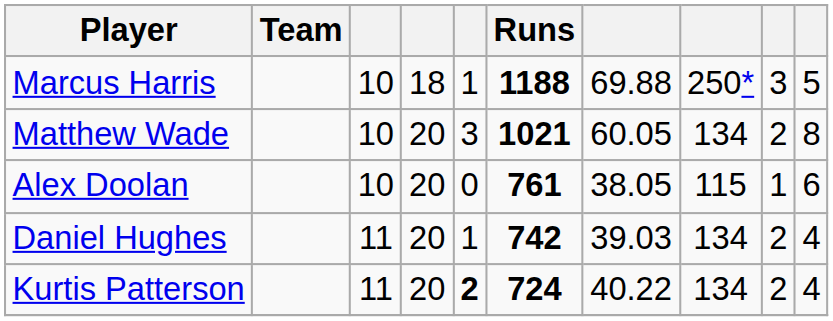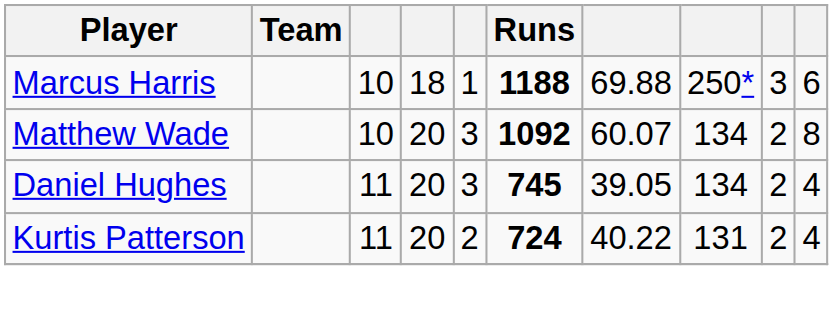(812, 82) 5 -> (812, 82) 6
(534, 133) 1021 -> (534, 133) 1092
(631, 133) 60.05 -> (631, 133) 60.07
- row: (101, 185)
(469, 237) 1 -> (469, 185) 3
(534, 237) 742 -> (534, 185) 745
(631, 237) 39.03 -> (631, 185) 39.05
(469, 289) bold -> (469, 237) normal
(721, 289) 134 -> (721, 237) 131
